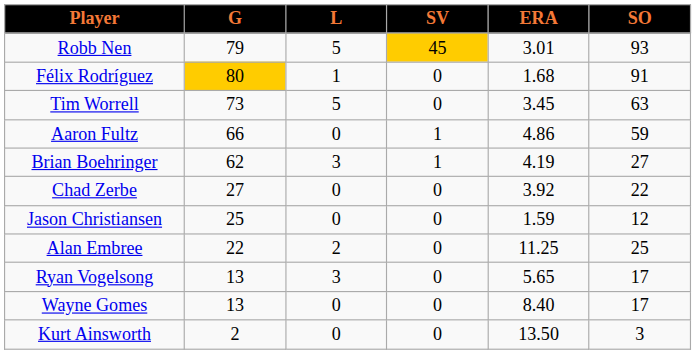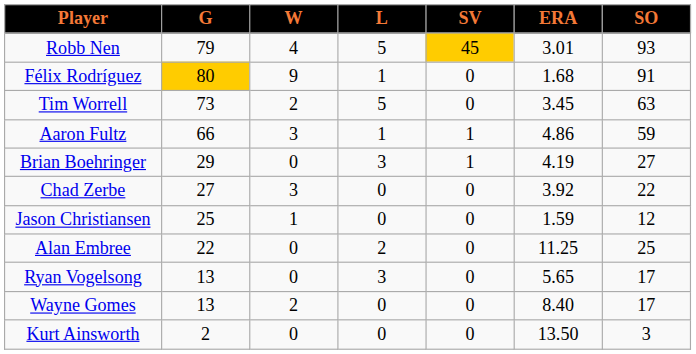+ column: (294, 18)
(336, 133) 0 -> (382, 133) 1
(235, 162) 62 -> (205, 162) 29
